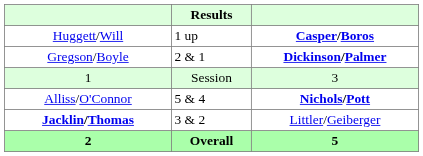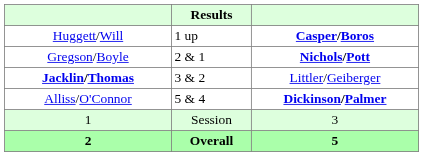(335, 56) Dickinson/Palmer -> (335, 56) Nichols/Pott
rows swapped: (88, 119) <-> (88, 78)
(335, 98) Nichols/Pott -> (335, 98) Dickinson/Palmer
